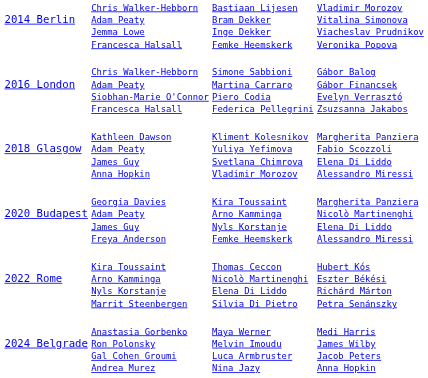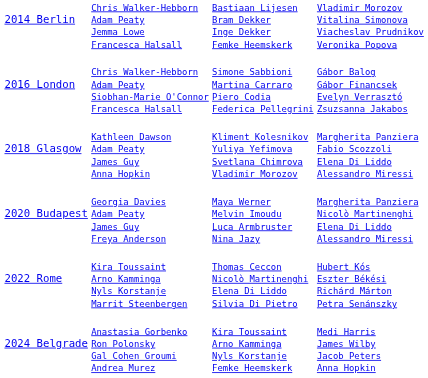(252, 221) Kira Toussaint Arno Kamminga Nyls Korstanje Femke Heemskerk -> (252, 221) Maya Werner Melvin Imoudu Luca Armbruster Nina Jazy
(252, 350) Maya Werner Melvin Imoudu Luca Armbruster Nina Jazy -> (252, 350) Kira Toussaint Arno Kamminga Nyls Korstanje Femke Heemskerk
